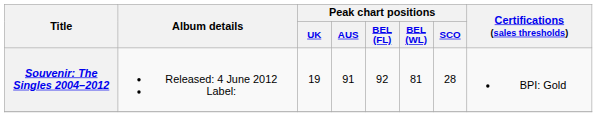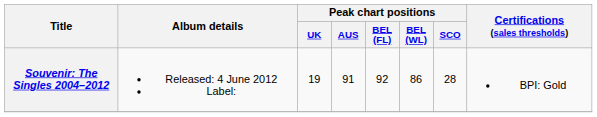(416, 79) 81 -> (416, 79) 86
